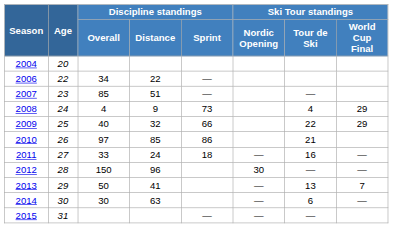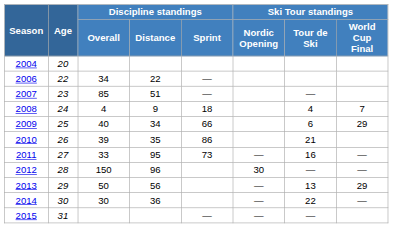(207, 109) 73 -> (207, 109) 18
(362, 109) 29 -> (362, 109) 7
(155, 124) 32 -> (155, 124) 34
(310, 124) 22 -> (310, 124) 6
(104, 140) 97 -> (104, 140) 39
(155, 140) 85 -> (155, 140) 35
(155, 155) 24 -> (155, 155) 95
(207, 155) 18 -> (207, 155) 73
(155, 185) 41 -> (155, 185) 56
(362, 185) 7 -> (362, 185) 29
(155, 200) 63 -> (155, 200) 36
(310, 200) 6 -> (310, 200) 22
